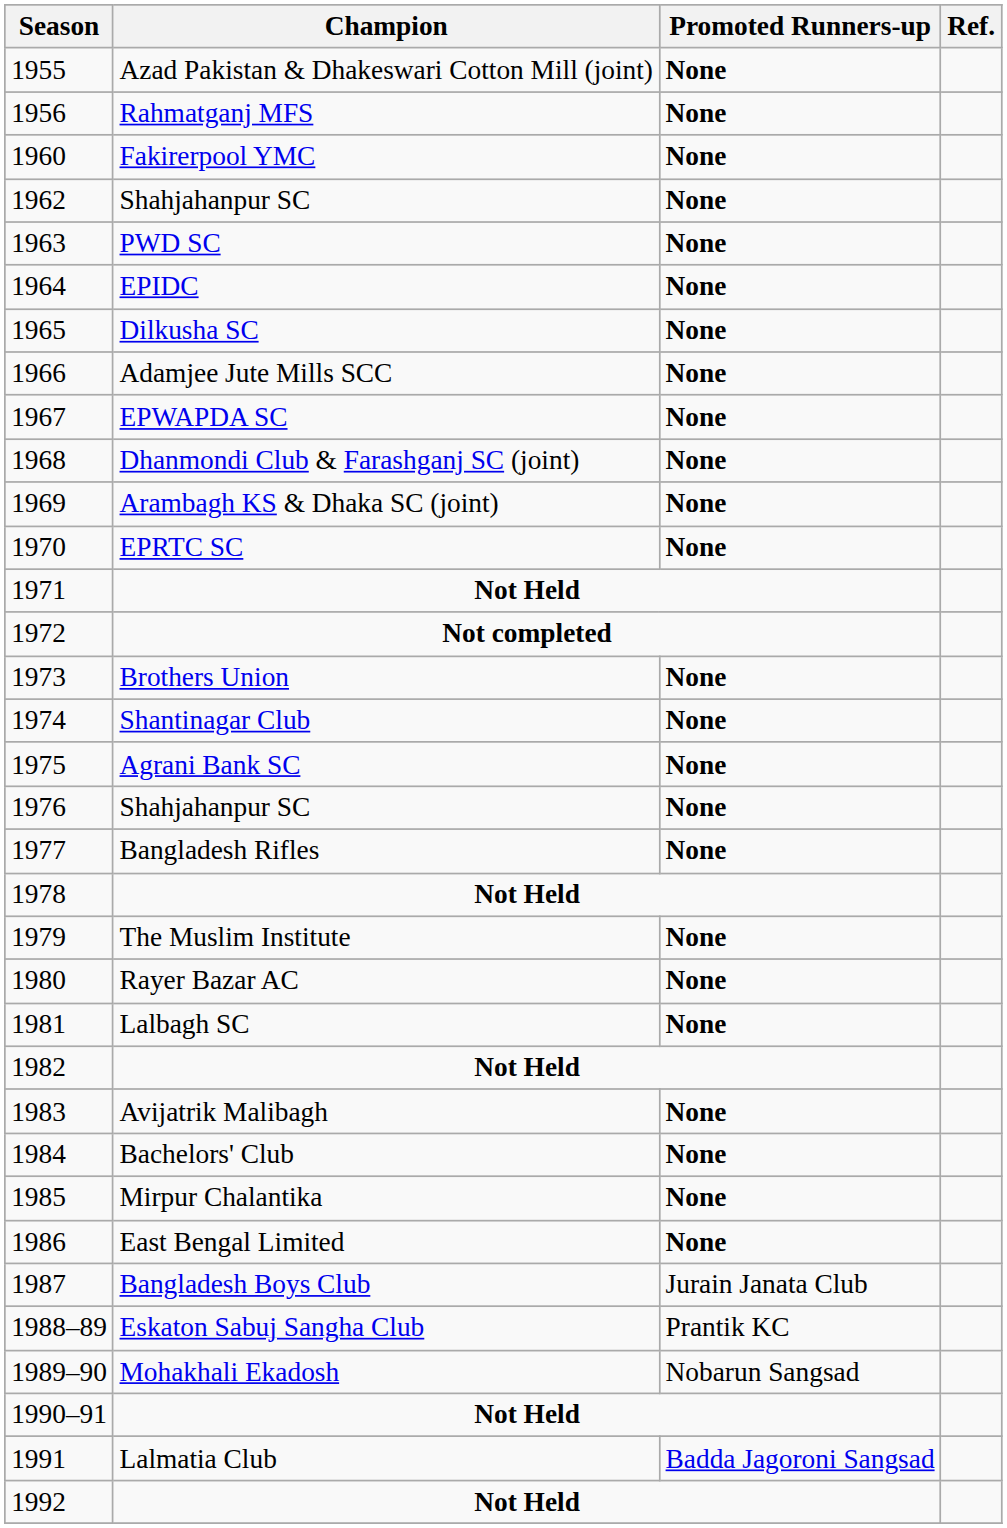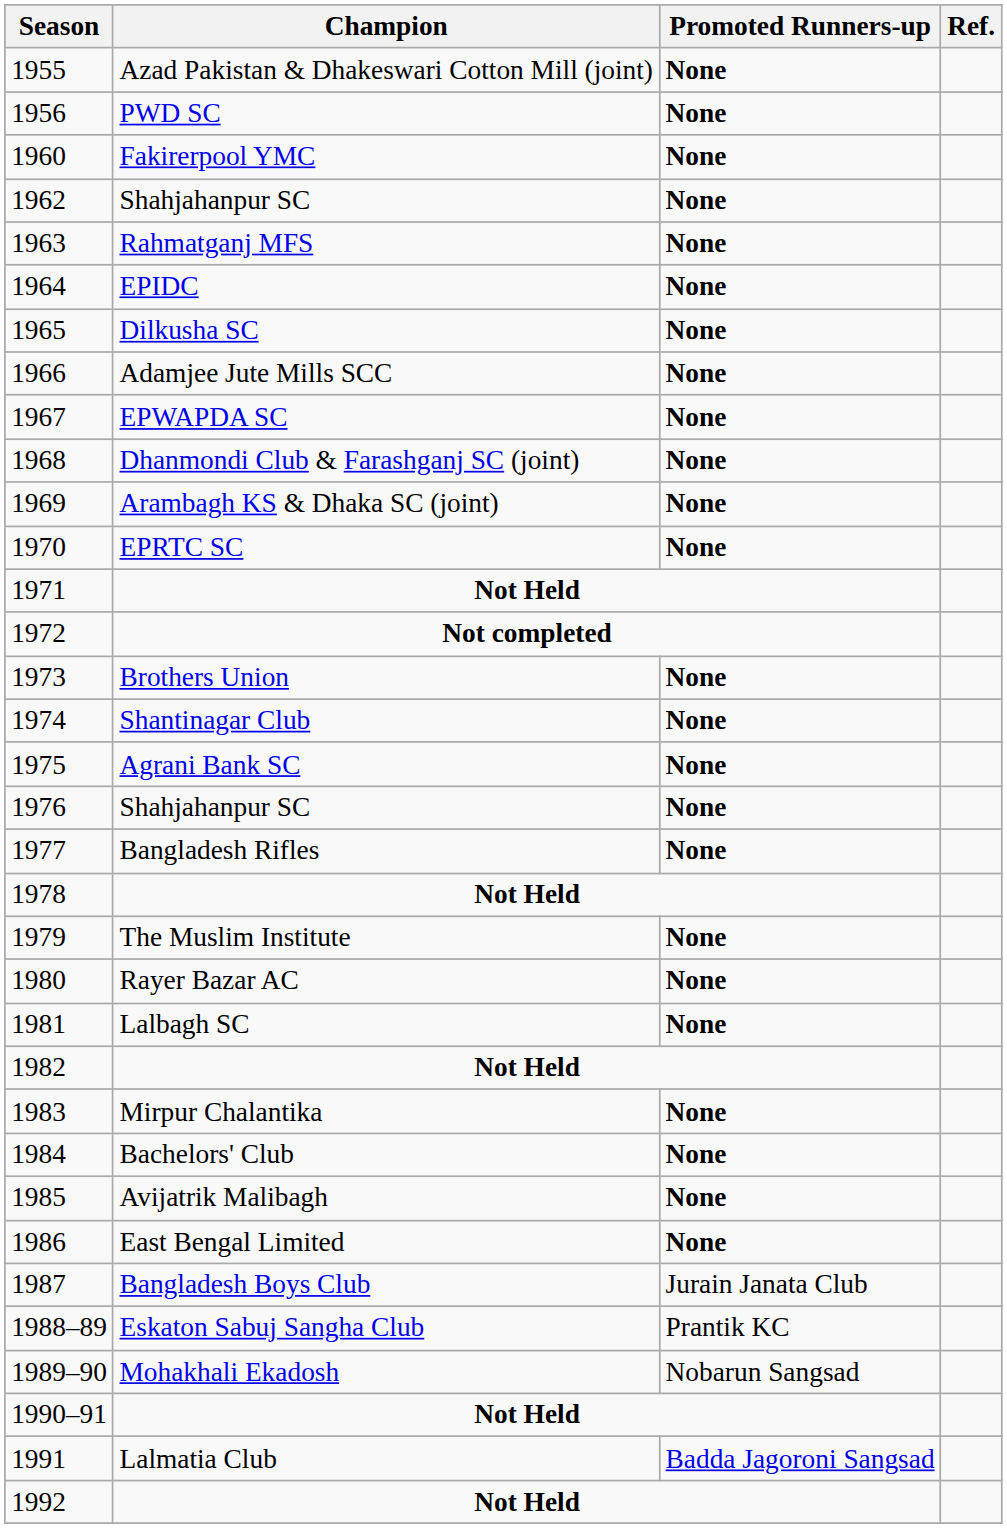(216, 112) Rahmatganj MFS -> (170, 112) PWD SC
(170, 243) PWD SC -> (216, 243) Rahmatganj MFS
(224, 1110) Avijatrik Malibagh -> (221, 1110) Mirpur Chalantika
(221, 1197) Mirpur Chalantika -> (224, 1197) Avijatrik Malibagh
